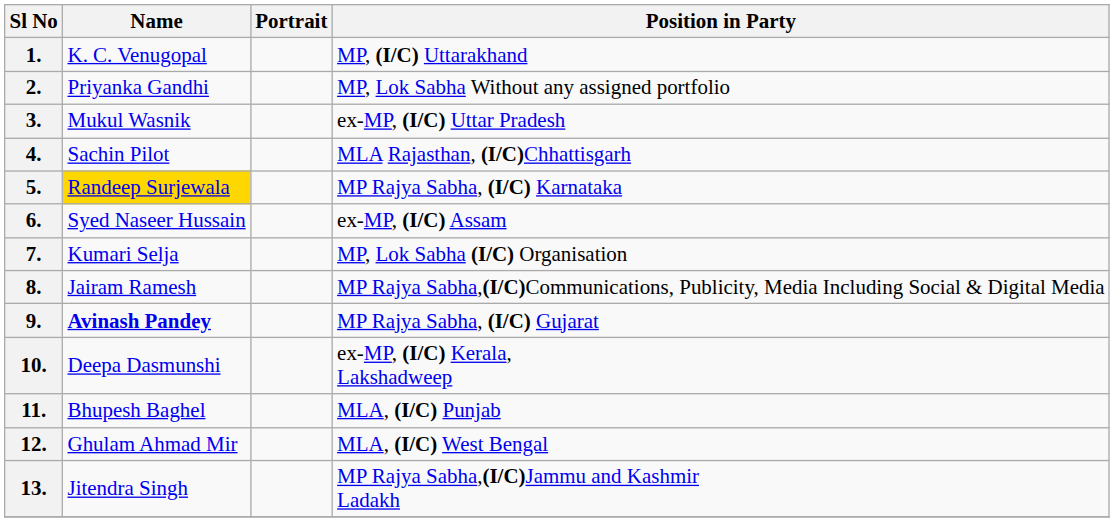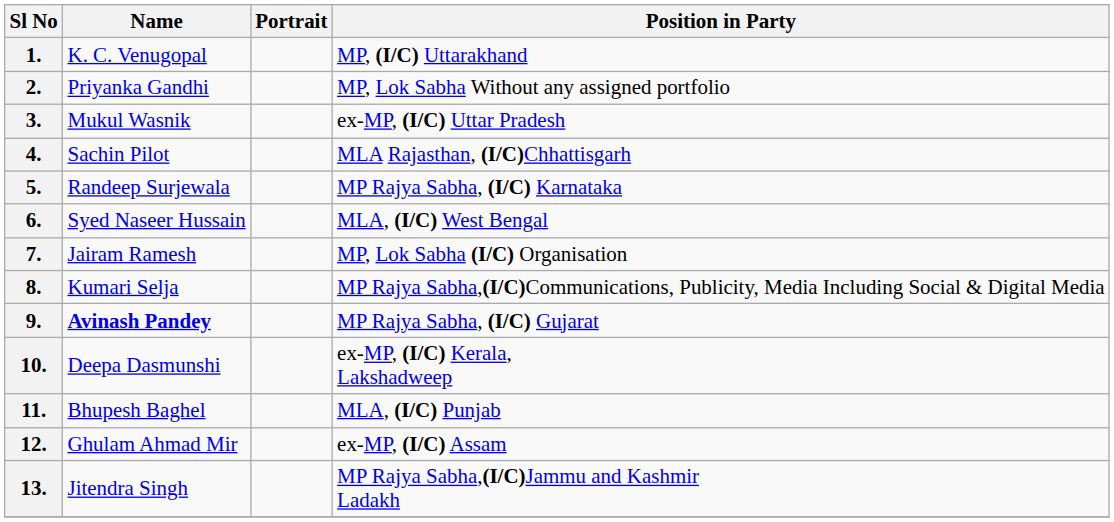(149, 187) gold background -> (149, 187) no background
(422, 220) ex-MP, (I/C) Assam -> (443, 220) MLA, (I/C) West Bengal
(123, 253) Kumari Selja -> (132, 253) Jairam Ramesh
(132, 287) Jairam Ramesh -> (123, 287) Kumari Selja
(443, 443) MLA, (I/C) West Bengal -> (422, 443) ex-MP, (I/C) Assam
